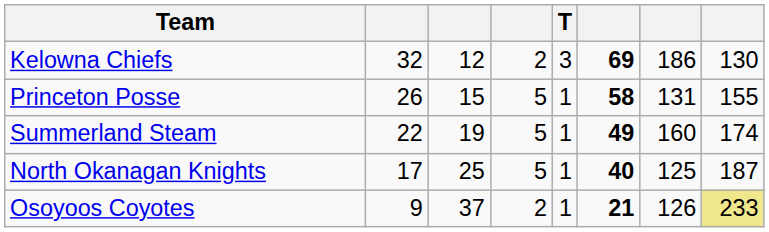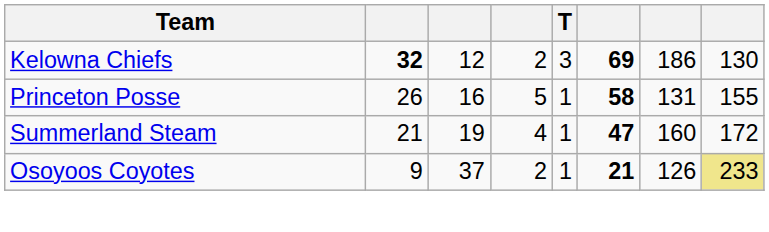(410, 60) normal -> (410, 60) bold
(472, 97) 15 -> (472, 97) 16
(410, 134) 22 -> (410, 134) 21
(540, 134) 5 -> (540, 134) 4
(621, 134) 49 -> (621, 134) 47
(739, 134) 174 -> (739, 134) 172
- row: (138, 171)
